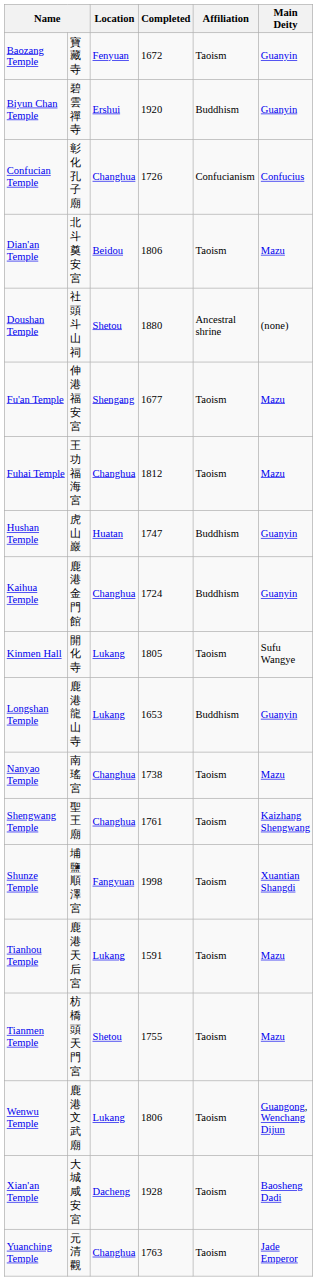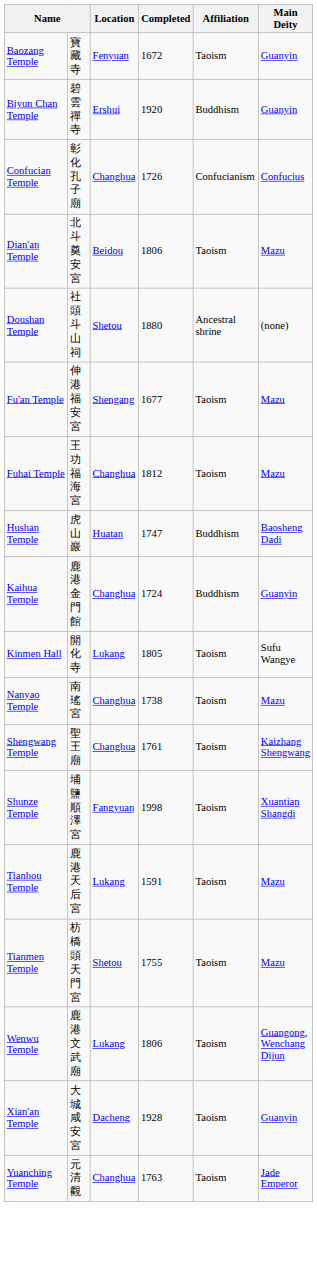(279, 533) Guanyin -> (282, 533) Baosheng Dadi
- row: (28, 714)
(282, 1192) Baosheng Dadi -> (279, 1118) Guanyin
